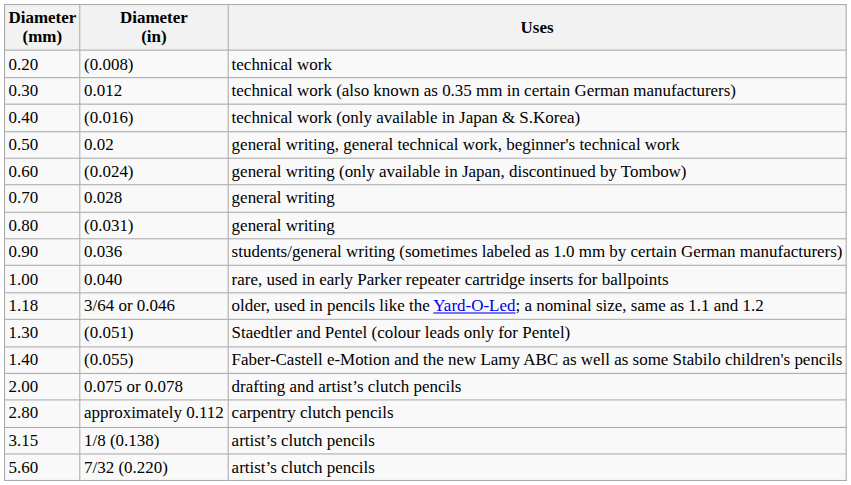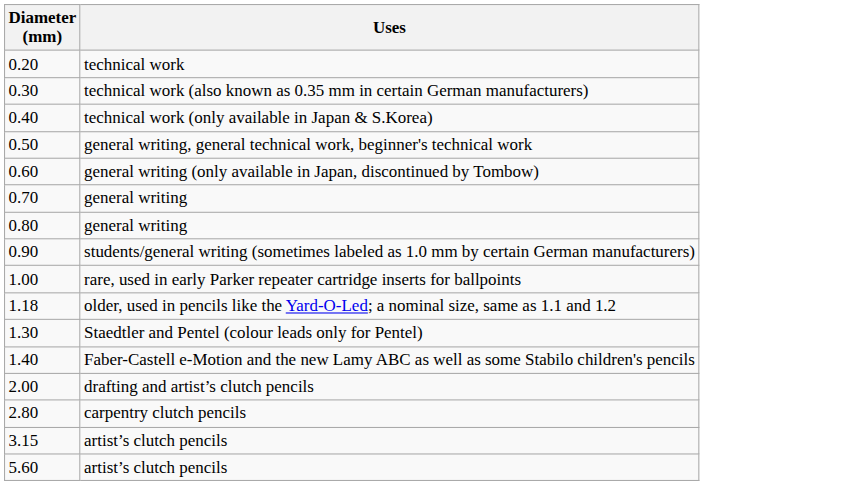- column: (154, 27)
